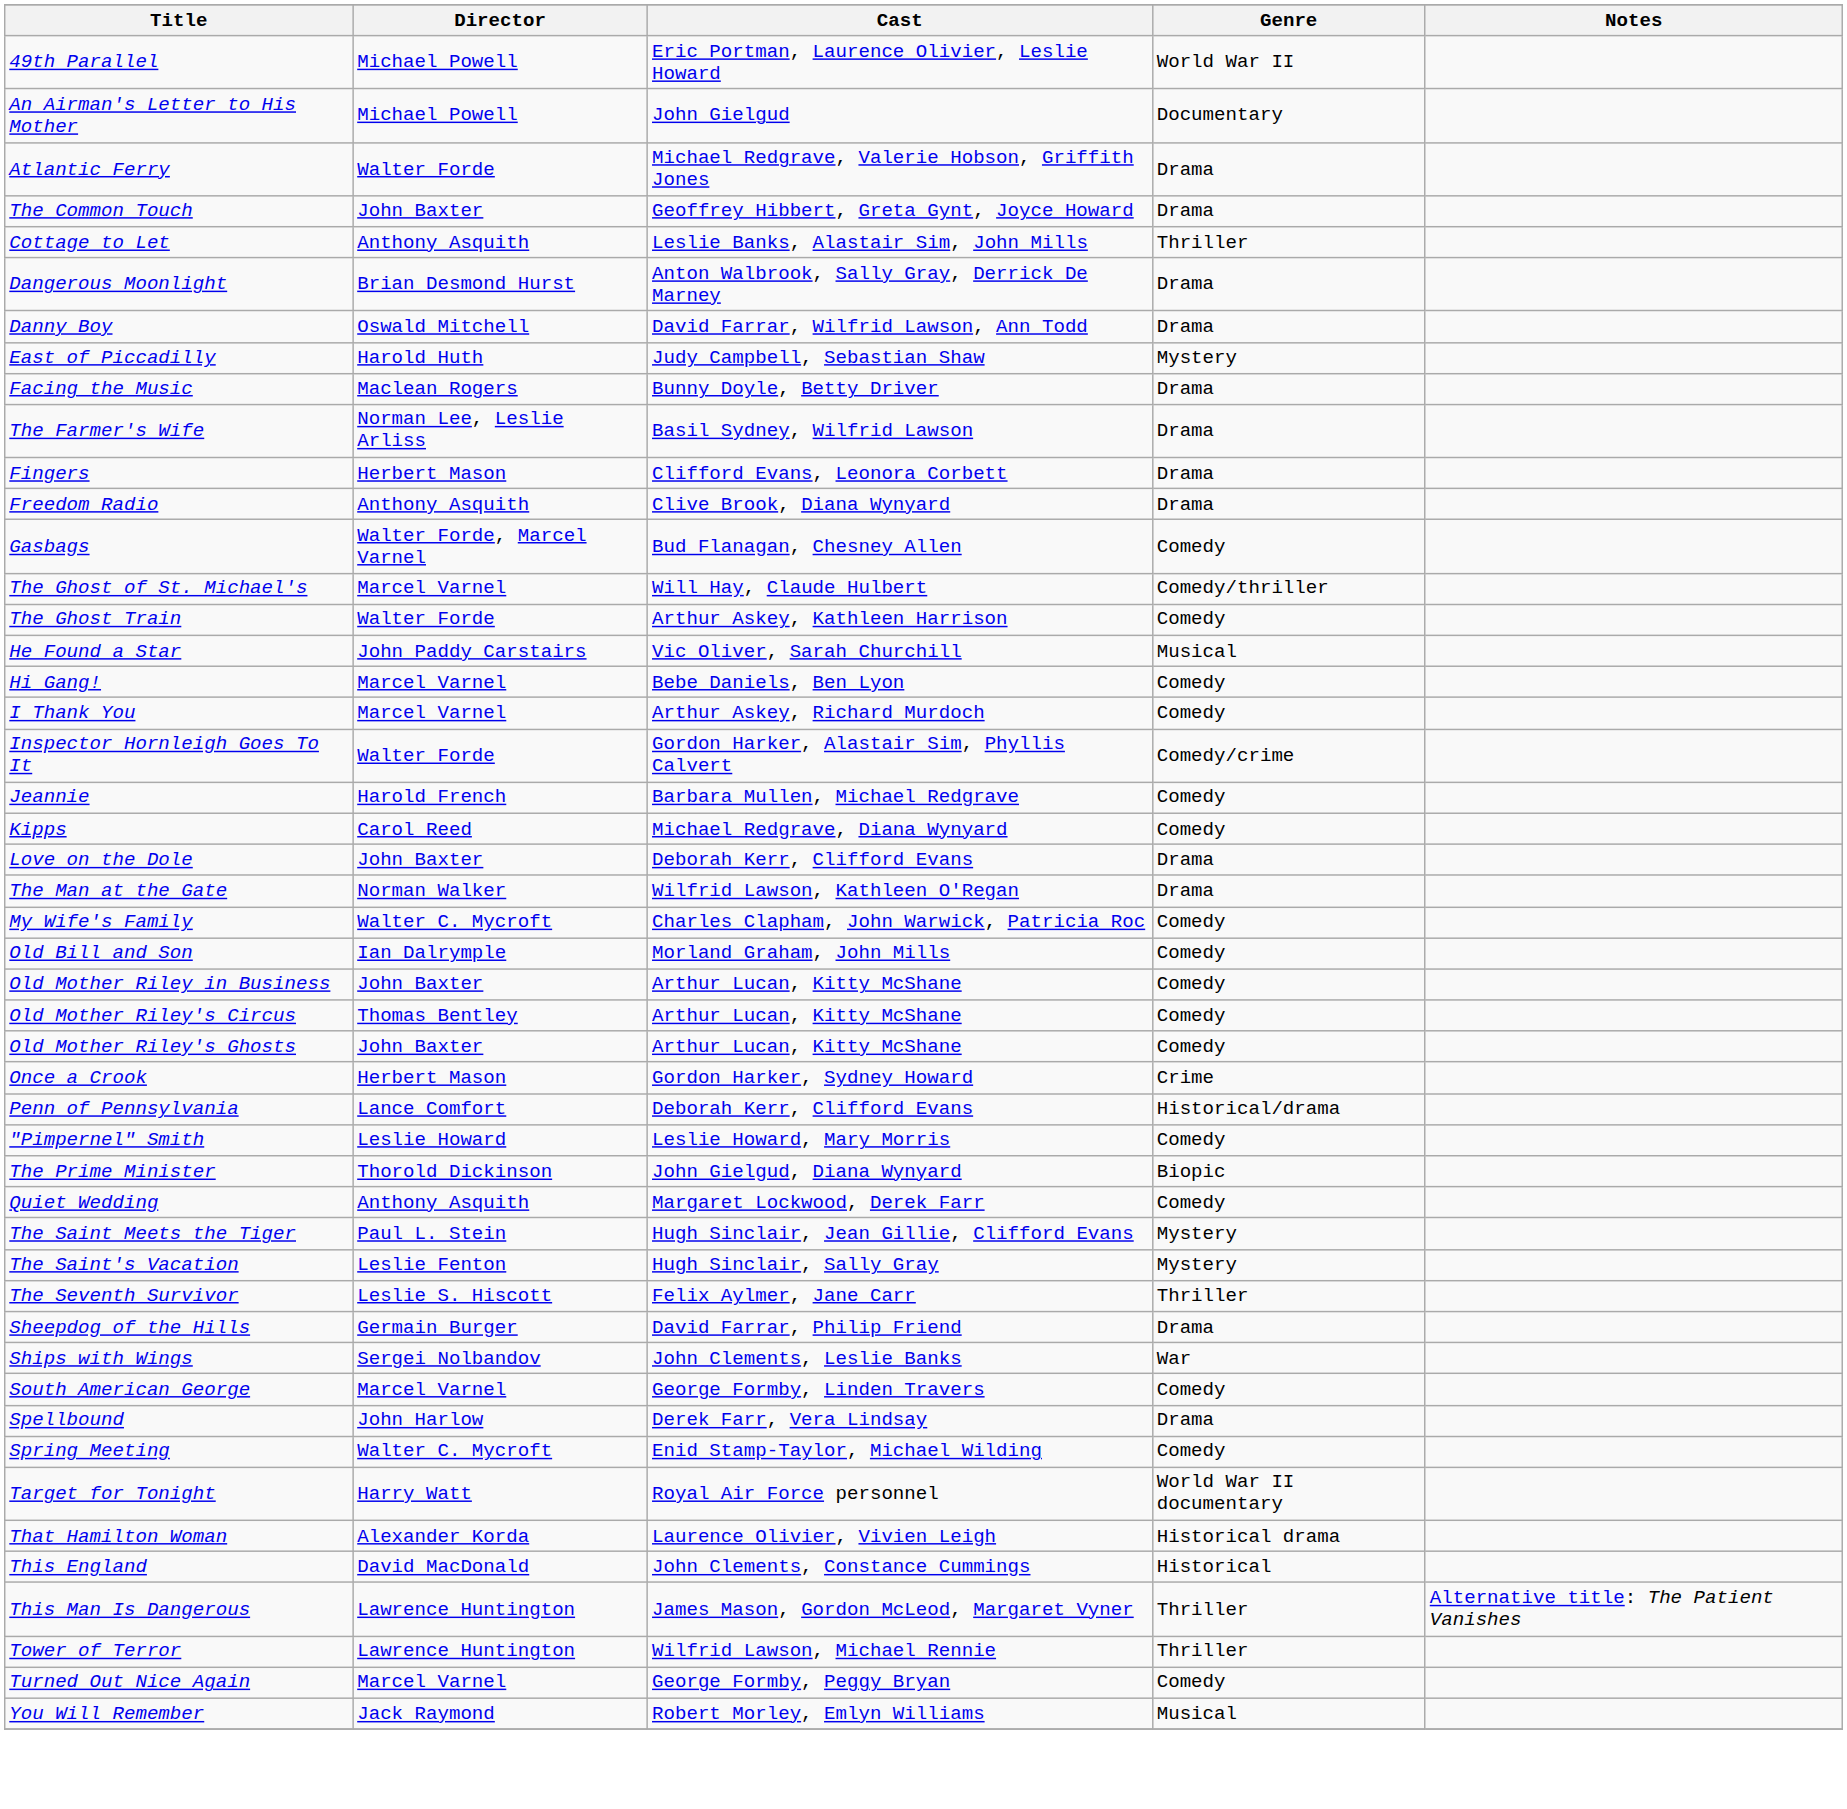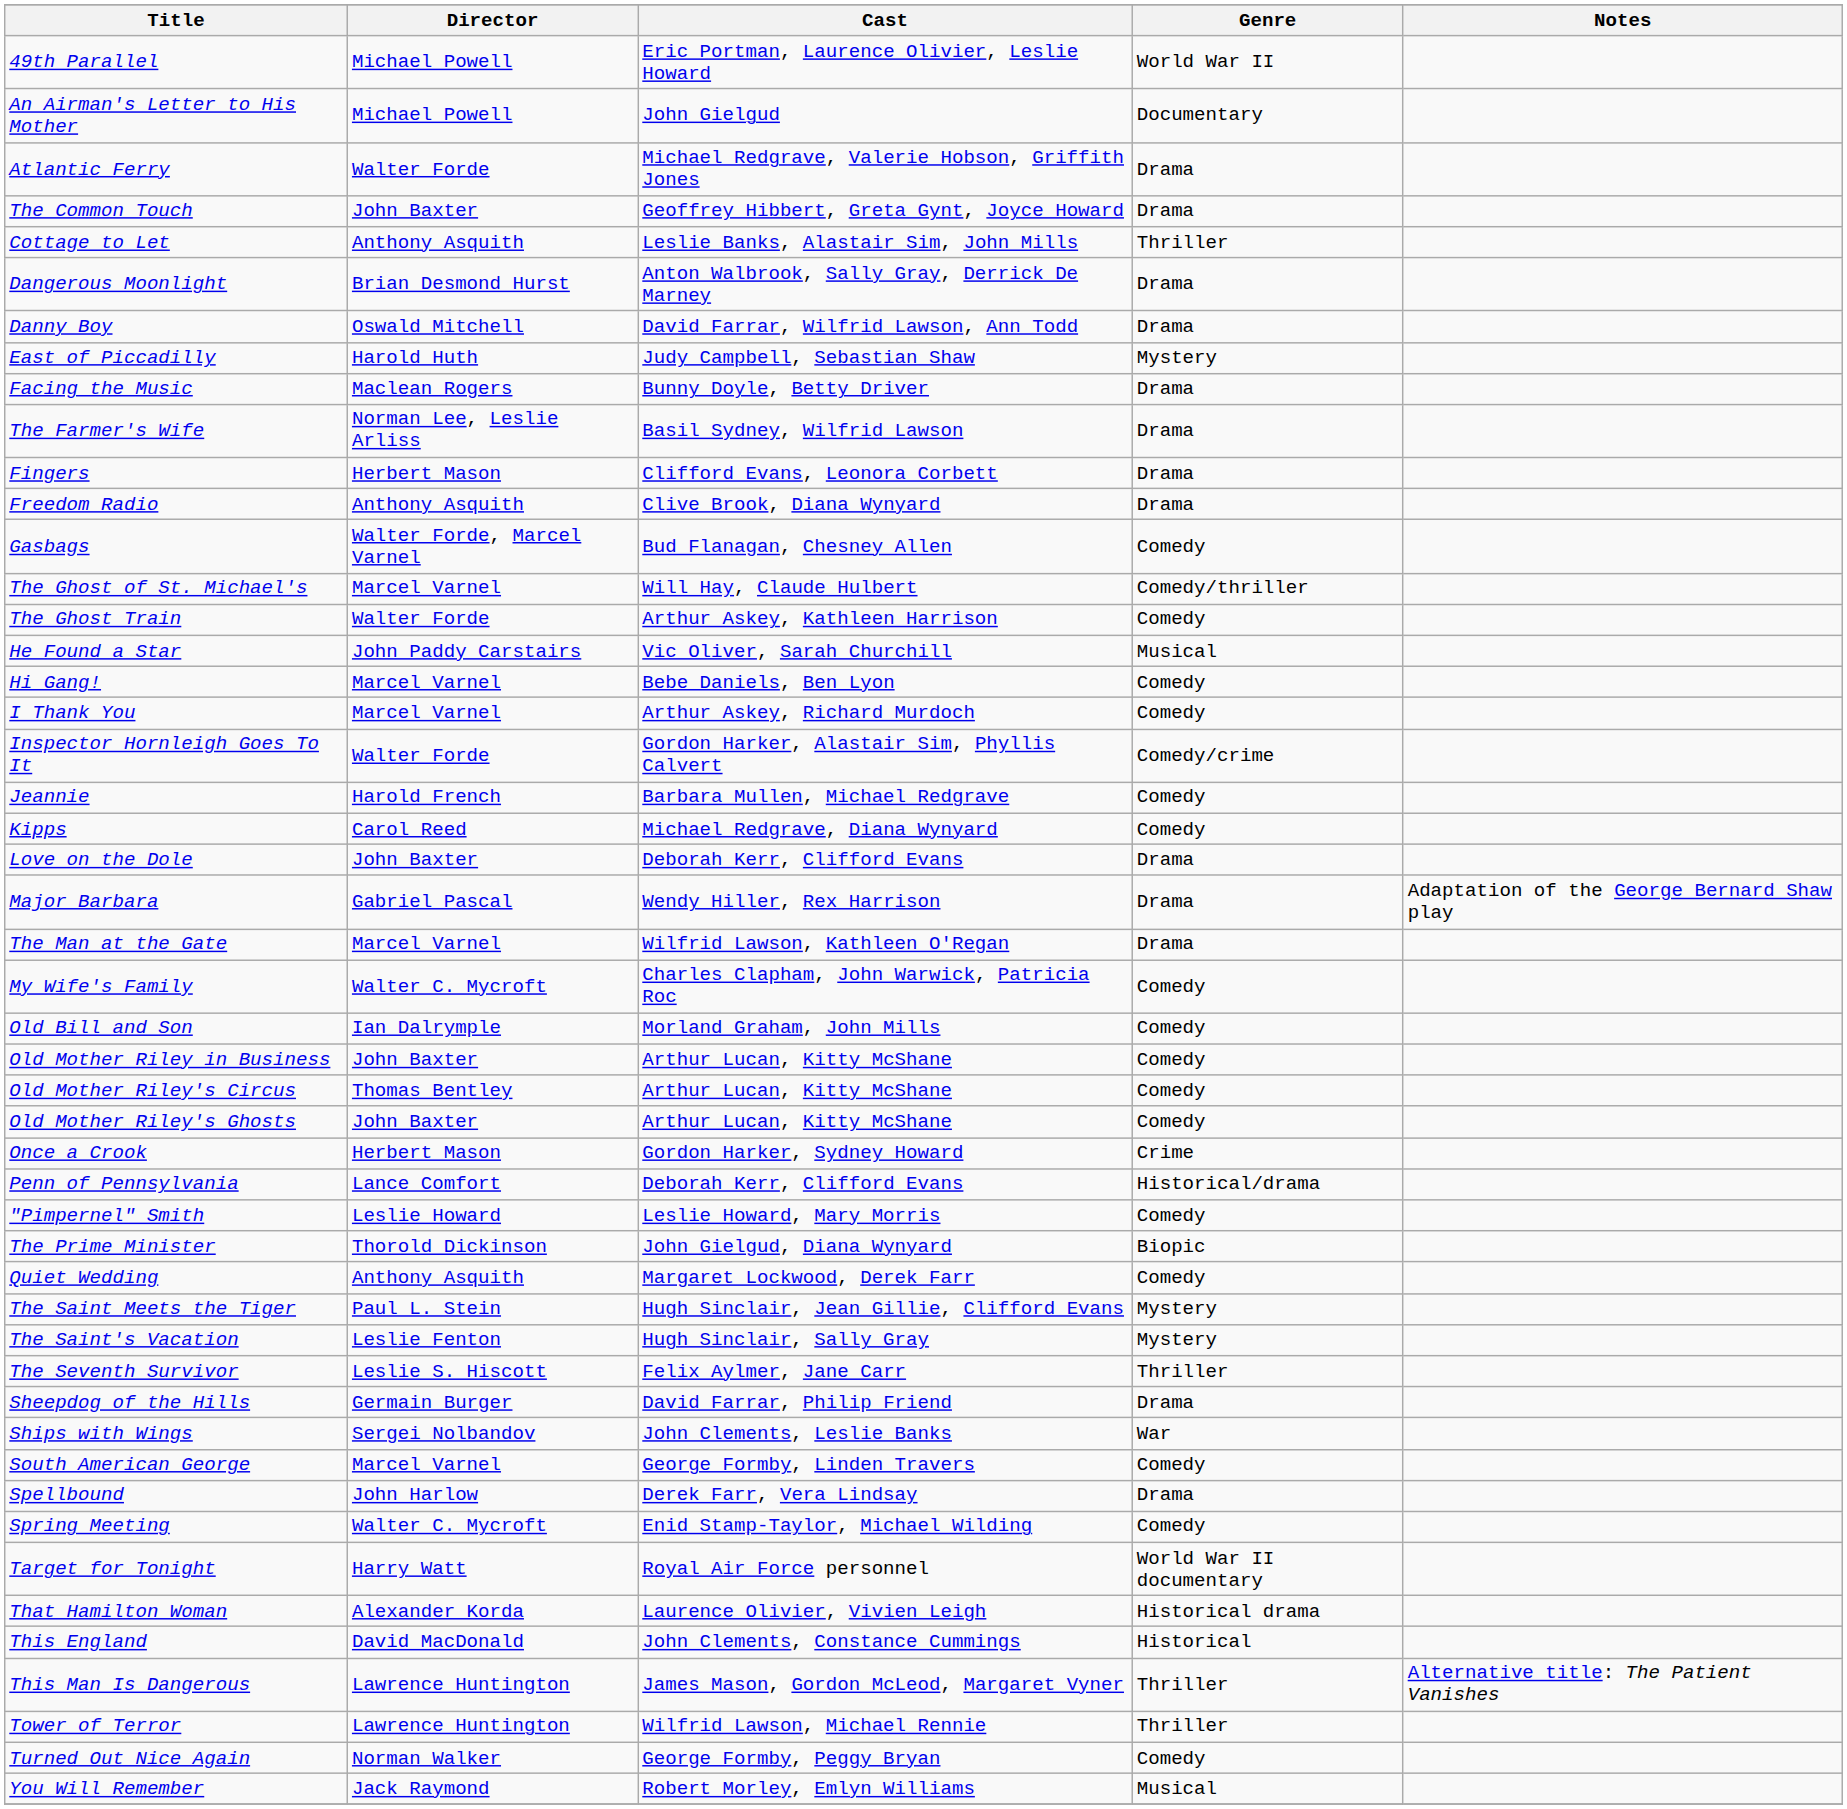+ row: (84, 902)
(432, 891) Norman Walker -> (426, 944) Marcel Varnel
(432, 1683) Marcel Varnel -> (426, 1758) Norman Walker
